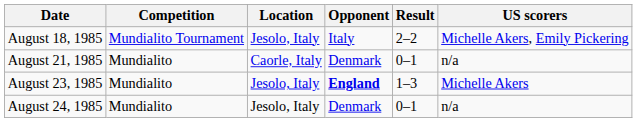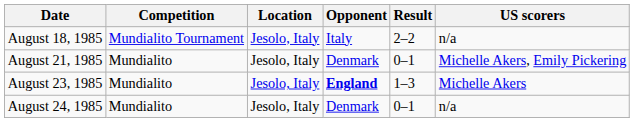(535, 38) Michelle Akers, Emily Pickering -> (448, 38) n/a
(286, 60) Caorle, Italy -> (285, 60) Jesolo, Italy
(450, 60) n/a -> (533, 60) Michelle Akers, Emily Pickering
